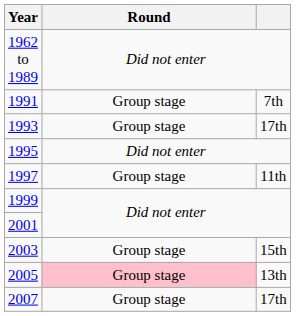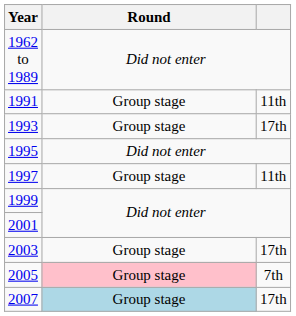(273, 102) 7th -> (273, 102) 11th
(273, 250) 15th -> (273, 250) 17th
(273, 274) 13th -> (273, 274) 7th
(149, 299) no background -> (149, 299) lightblue background
